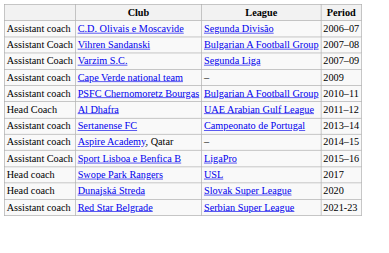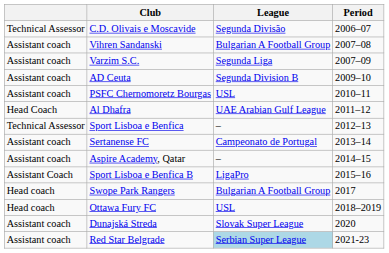(39, 28) Assistant coach -> (46, 28) Technical Assessor
(40, 45) Assistant Coach -> (39, 45) Assistant coach
(40, 61) Assistant Coach -> (39, 61) Assistant coach
- row: (130, 77)
+ row: (110, 77)
(261, 93) Bulgarian A Football Group -> (225, 93) USL
+ row: (137, 126)
(214, 175) USL -> (273, 191) Bulgarian A Football Group
+ row: (123, 207)
(31, 191) Head coach -> (39, 223) Assistant coach
(249, 207) no background -> (261, 239) lightblue background
